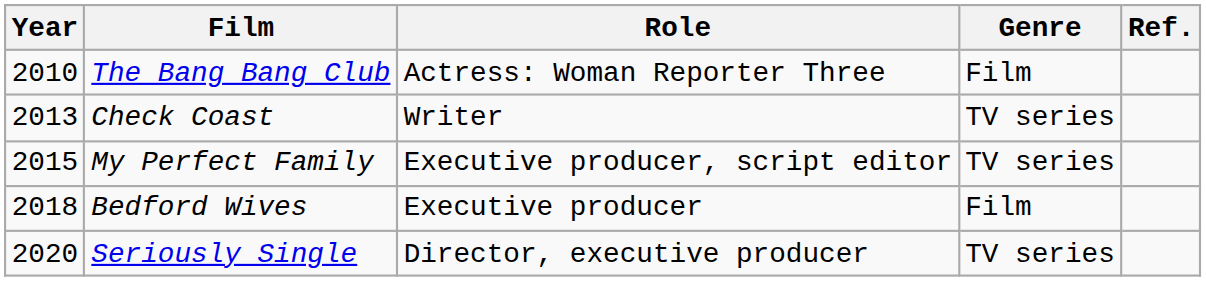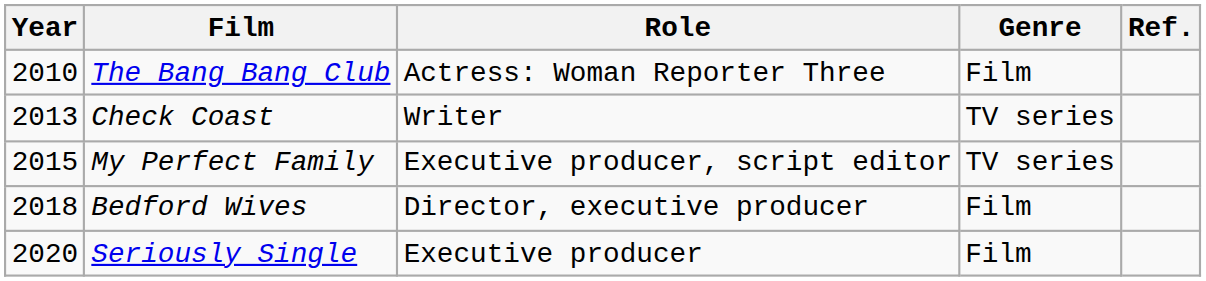(553, 208) Executive producer -> (636, 208) Director, executive producer
(636, 253) Director, executive producer -> (553, 253) Executive producer
(1040, 253) TV series -> (998, 253) Film
